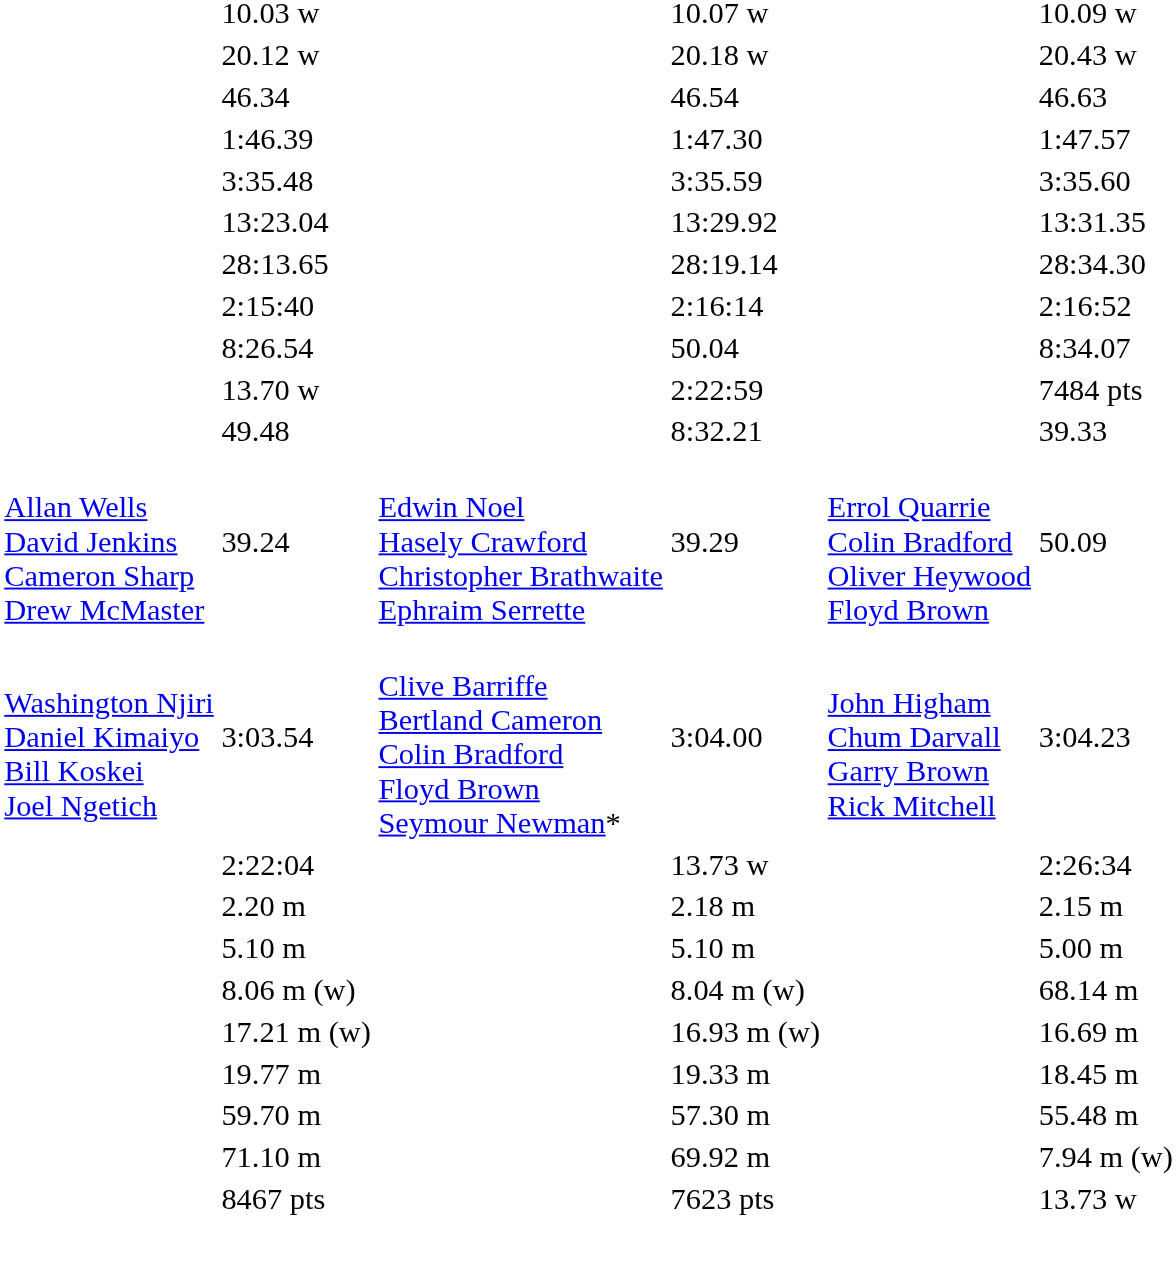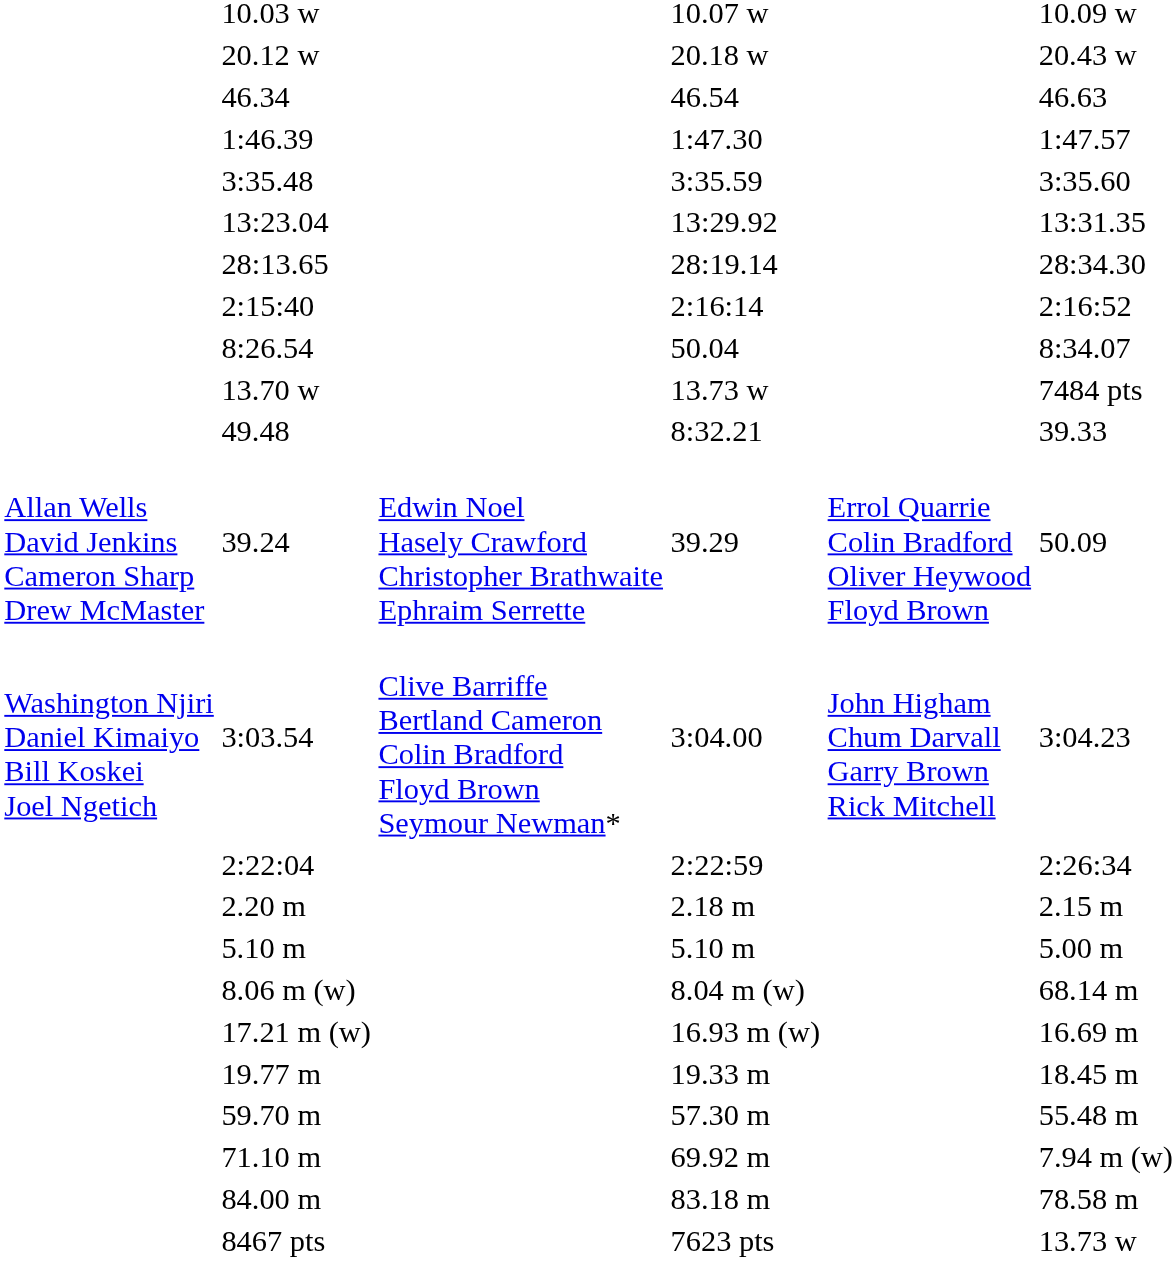(717, 389) 2:22:59 -> (720, 389) 13.73 w
(720, 864) 13.73 w -> (717, 864) 2:22:59
+ row: (271, 1198)
